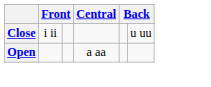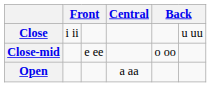+ row: (34, 52)
